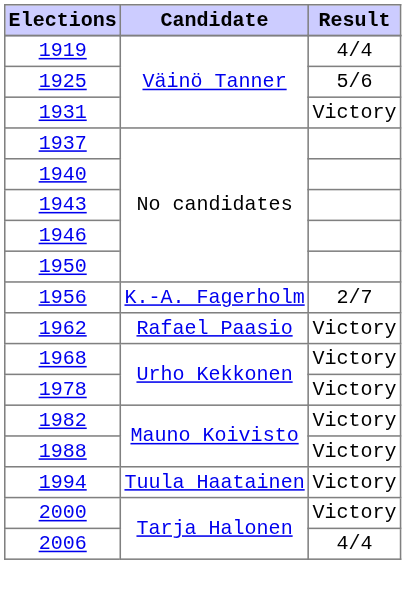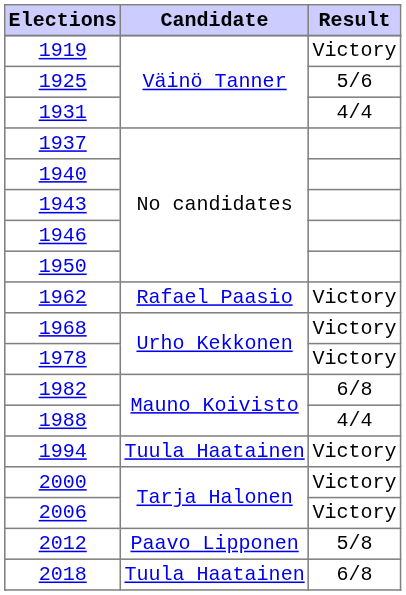(354, 51) 4/4 -> (354, 51) Victory
(354, 113) Victory -> (354, 113) 4/4
- row: (63, 297)
(354, 421) Victory -> (354, 390) 6/8
(354, 451) Victory -> (354, 421) 4/4
(354, 544) 4/4 -> (354, 513) Victory
+ row: (63, 544)
+ row: (63, 575)
